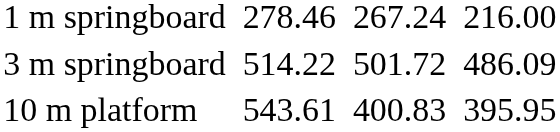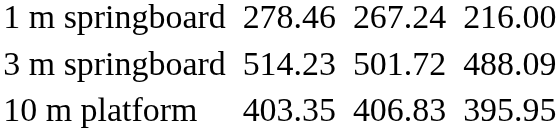(289, 63) 514.22 -> (289, 63) 514.23
(510, 63) 486.09 -> (510, 63) 488.09
(289, 110) 543.61 -> (289, 110) 403.35
(400, 110) 400.83 -> (400, 110) 406.83
